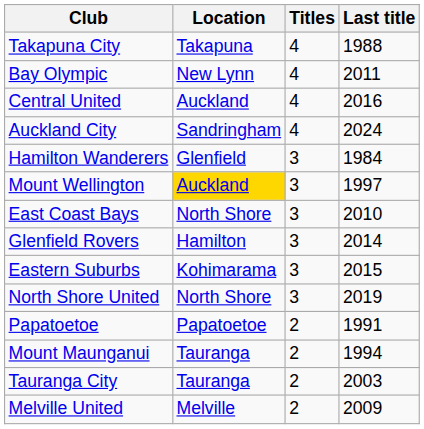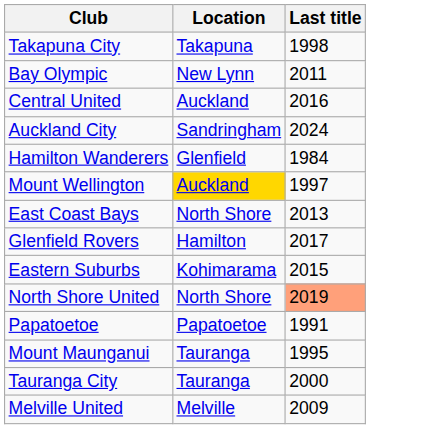- column: (312, 18)
(363, 46) 1988 -> (309, 46) 1998
(363, 213) 2010 -> (309, 213) 2013
(363, 241) 2014 -> (309, 241) 2017
(363, 297) no background -> (309, 297) lightsalmon background
(363, 353) 1994 -> (309, 353) 1995
(363, 381) 2003 -> (309, 381) 2000
